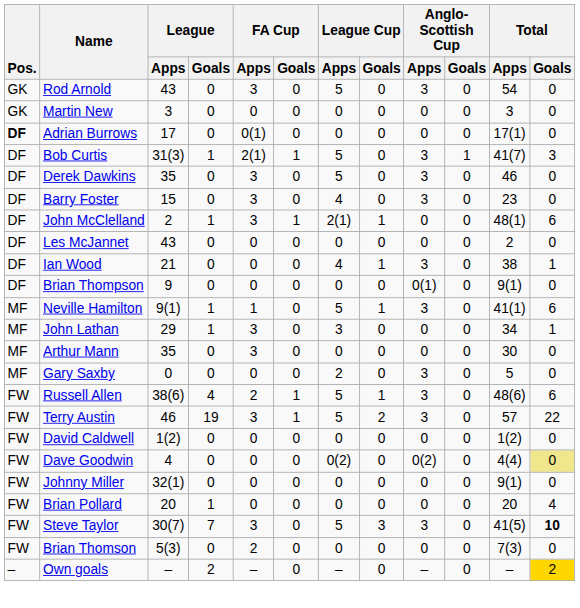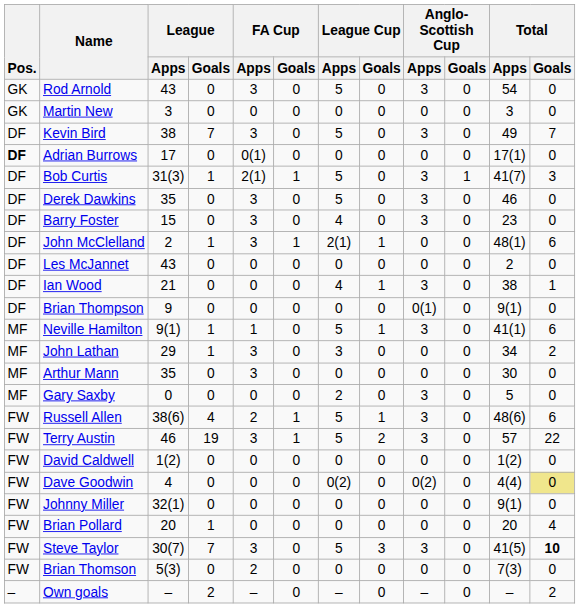+ row: (74, 133)
(552, 330) 1 -> (552, 351) 2
(552, 570) gold background -> (552, 591) no background
